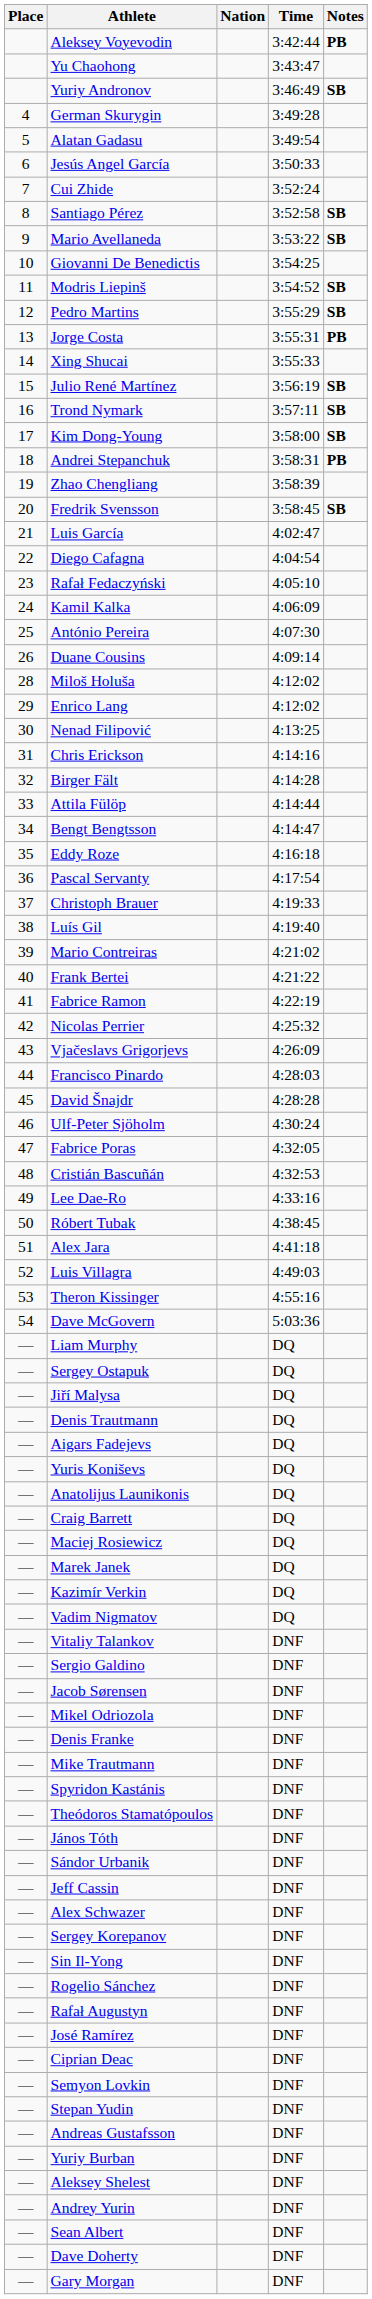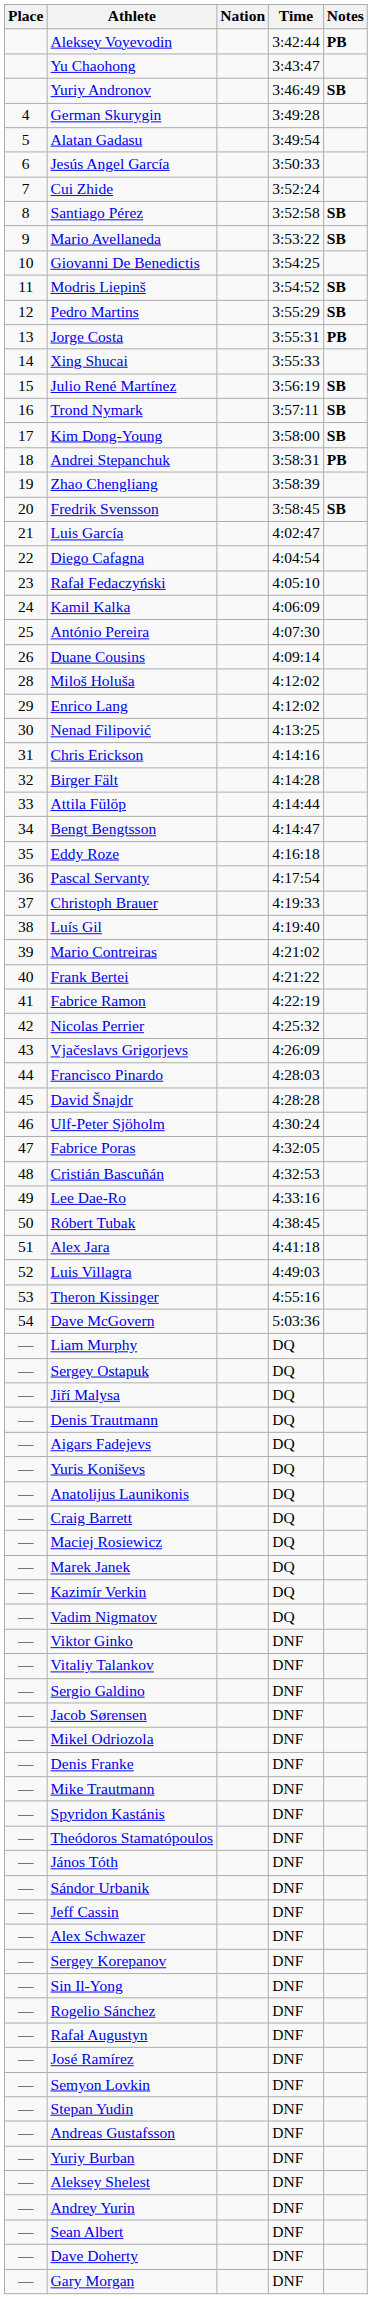+ row: (92, 1641)
- row: (92, 2059)
